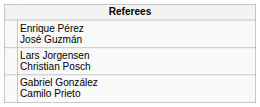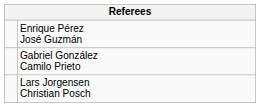rows swapped: (59, 88) <-> (55, 61)
